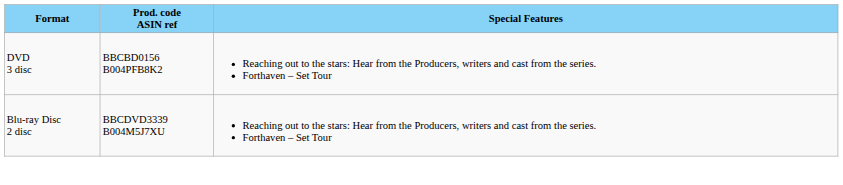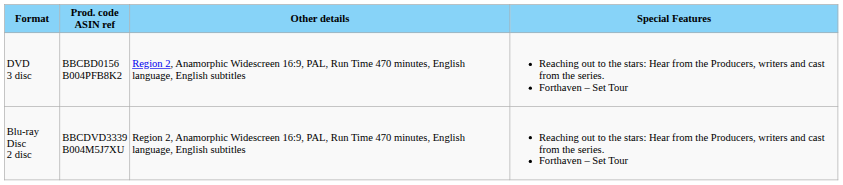+ column: (320, 18)
